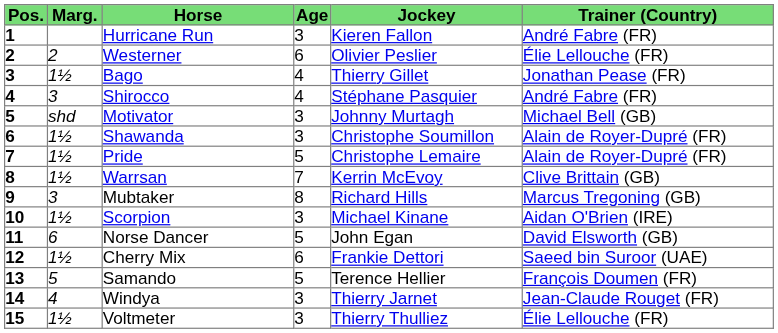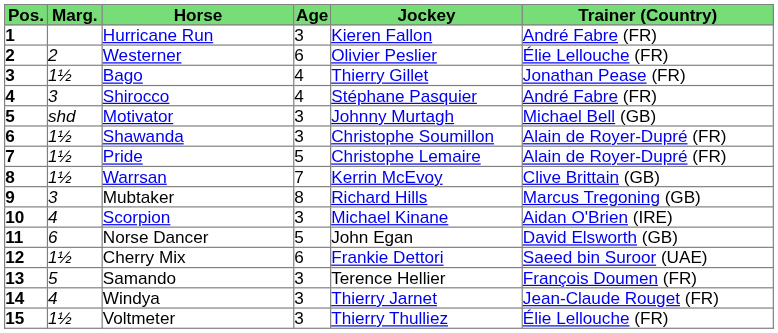(60, 217) 1½ -> (53, 217) 4
(299, 278) 5 -> (299, 278) 3
